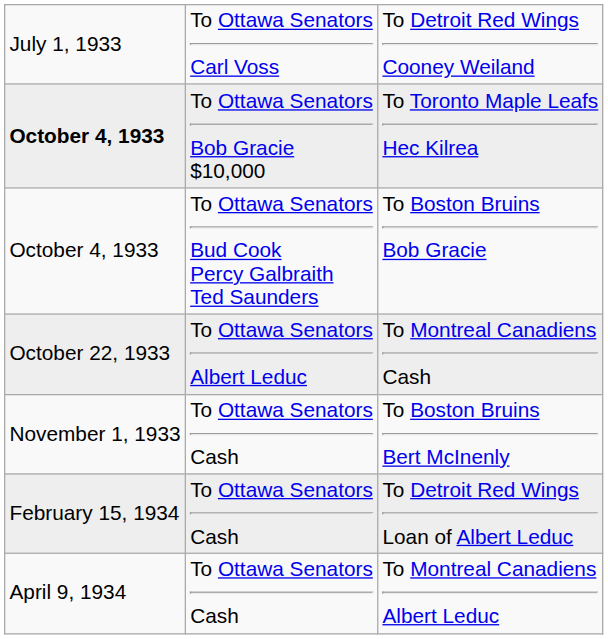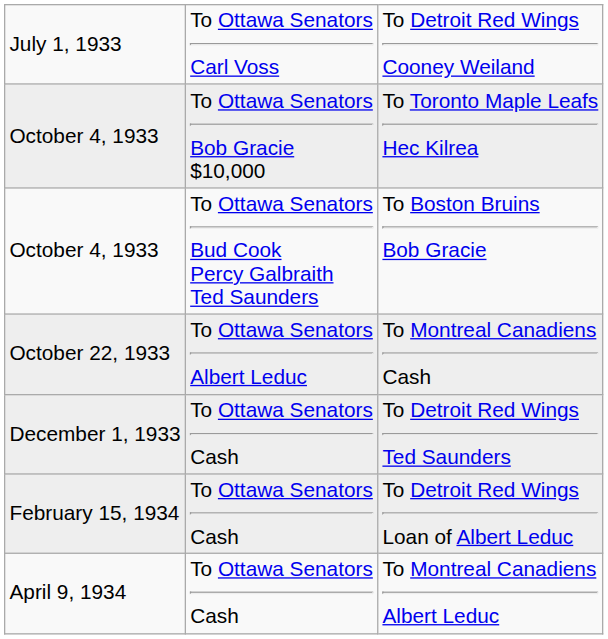(87, 135) bold -> (84, 135) normal
- row: (490, 433)
+ row: (490, 433)
